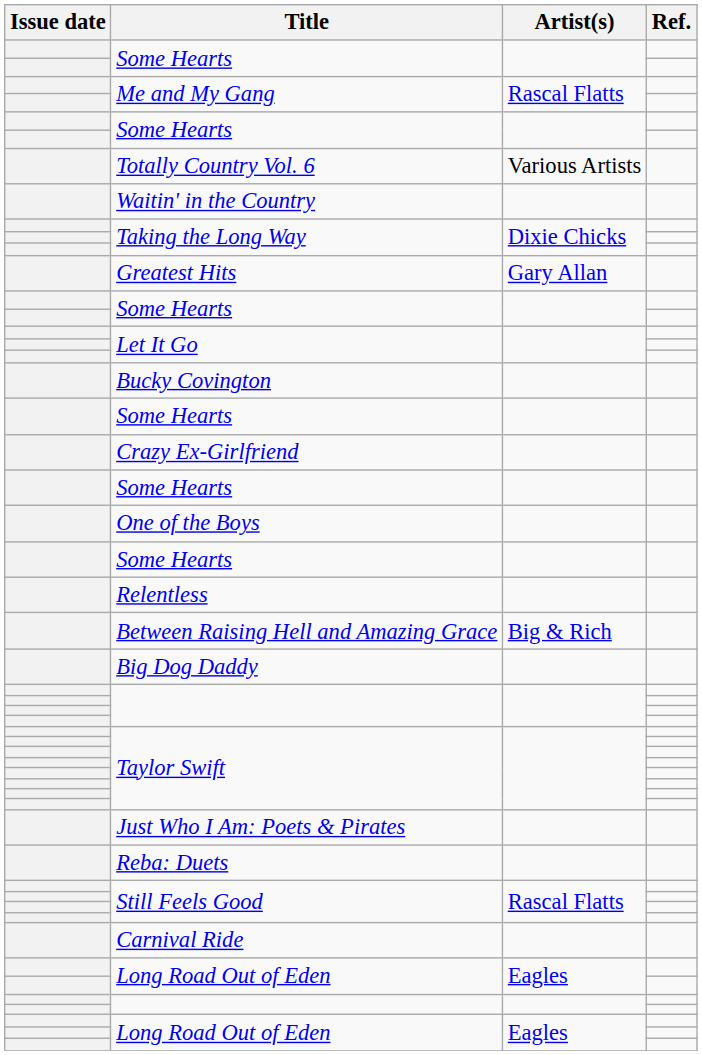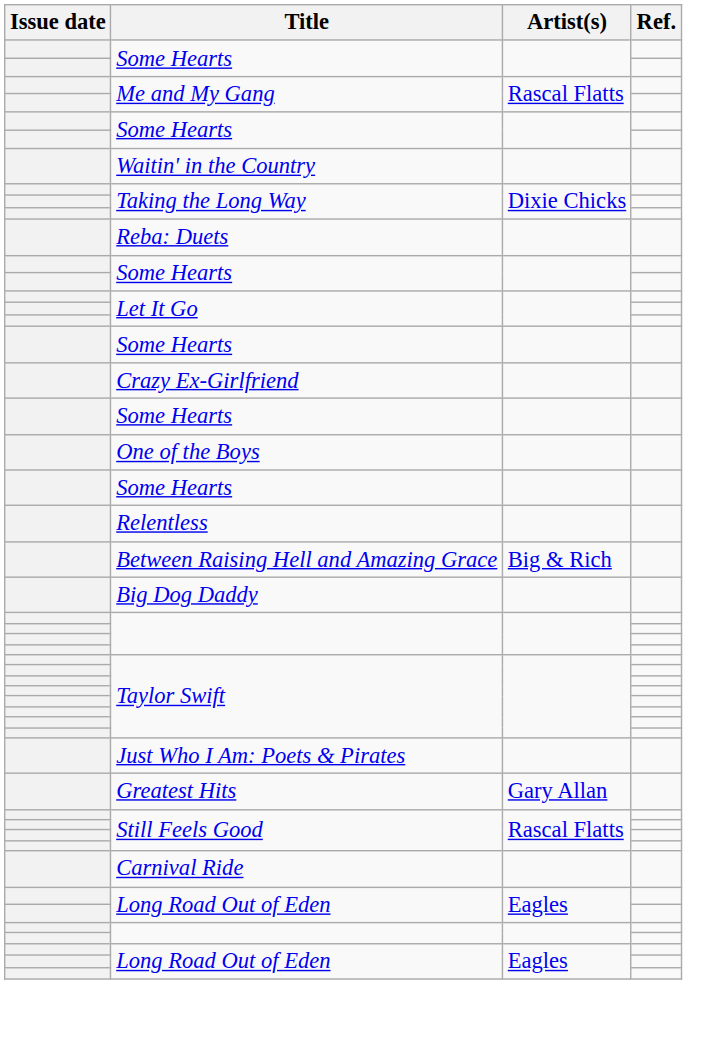- row: (215, 165)
rows swapped: (176, 272) <-> (172, 862)
- row: (194, 380)
